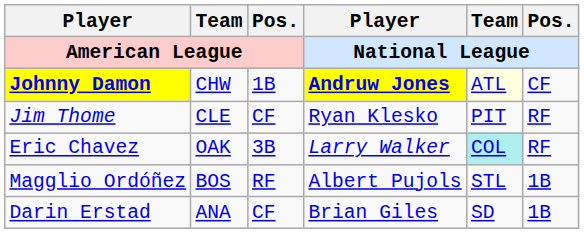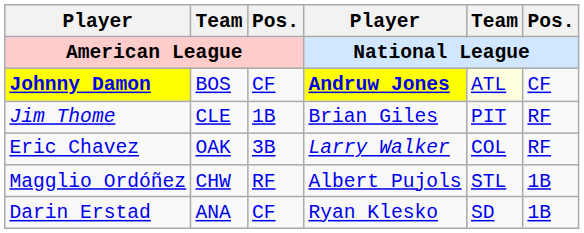(213, 85) CHW -> (213, 85) BOS
(264, 85) 1B -> (264, 85) CF
(264, 117) CF -> (264, 117) 1B
(373, 117) Ryan Klesko -> (373, 117) Brian Giles
(489, 149) paleturquoise background -> (489, 149) no background
(213, 181) BOS -> (213, 181) CHW
(373, 213) Brian Giles -> (373, 213) Ryan Klesko
